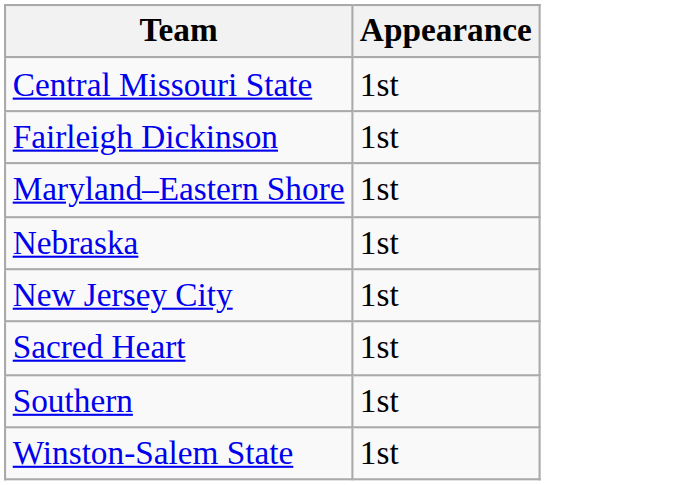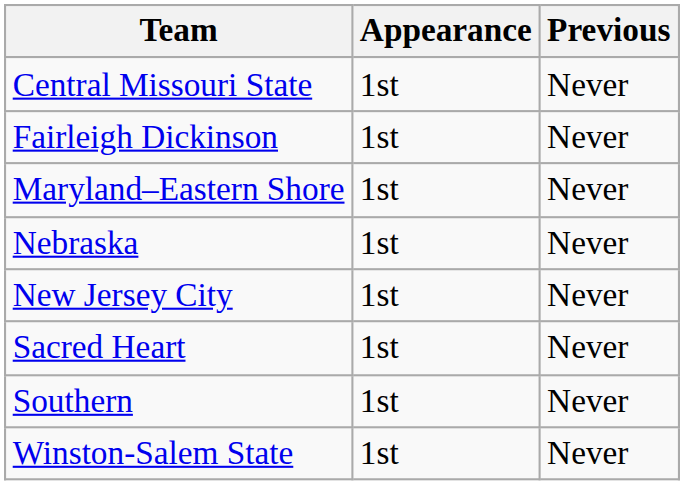+ column: (609, 30)
